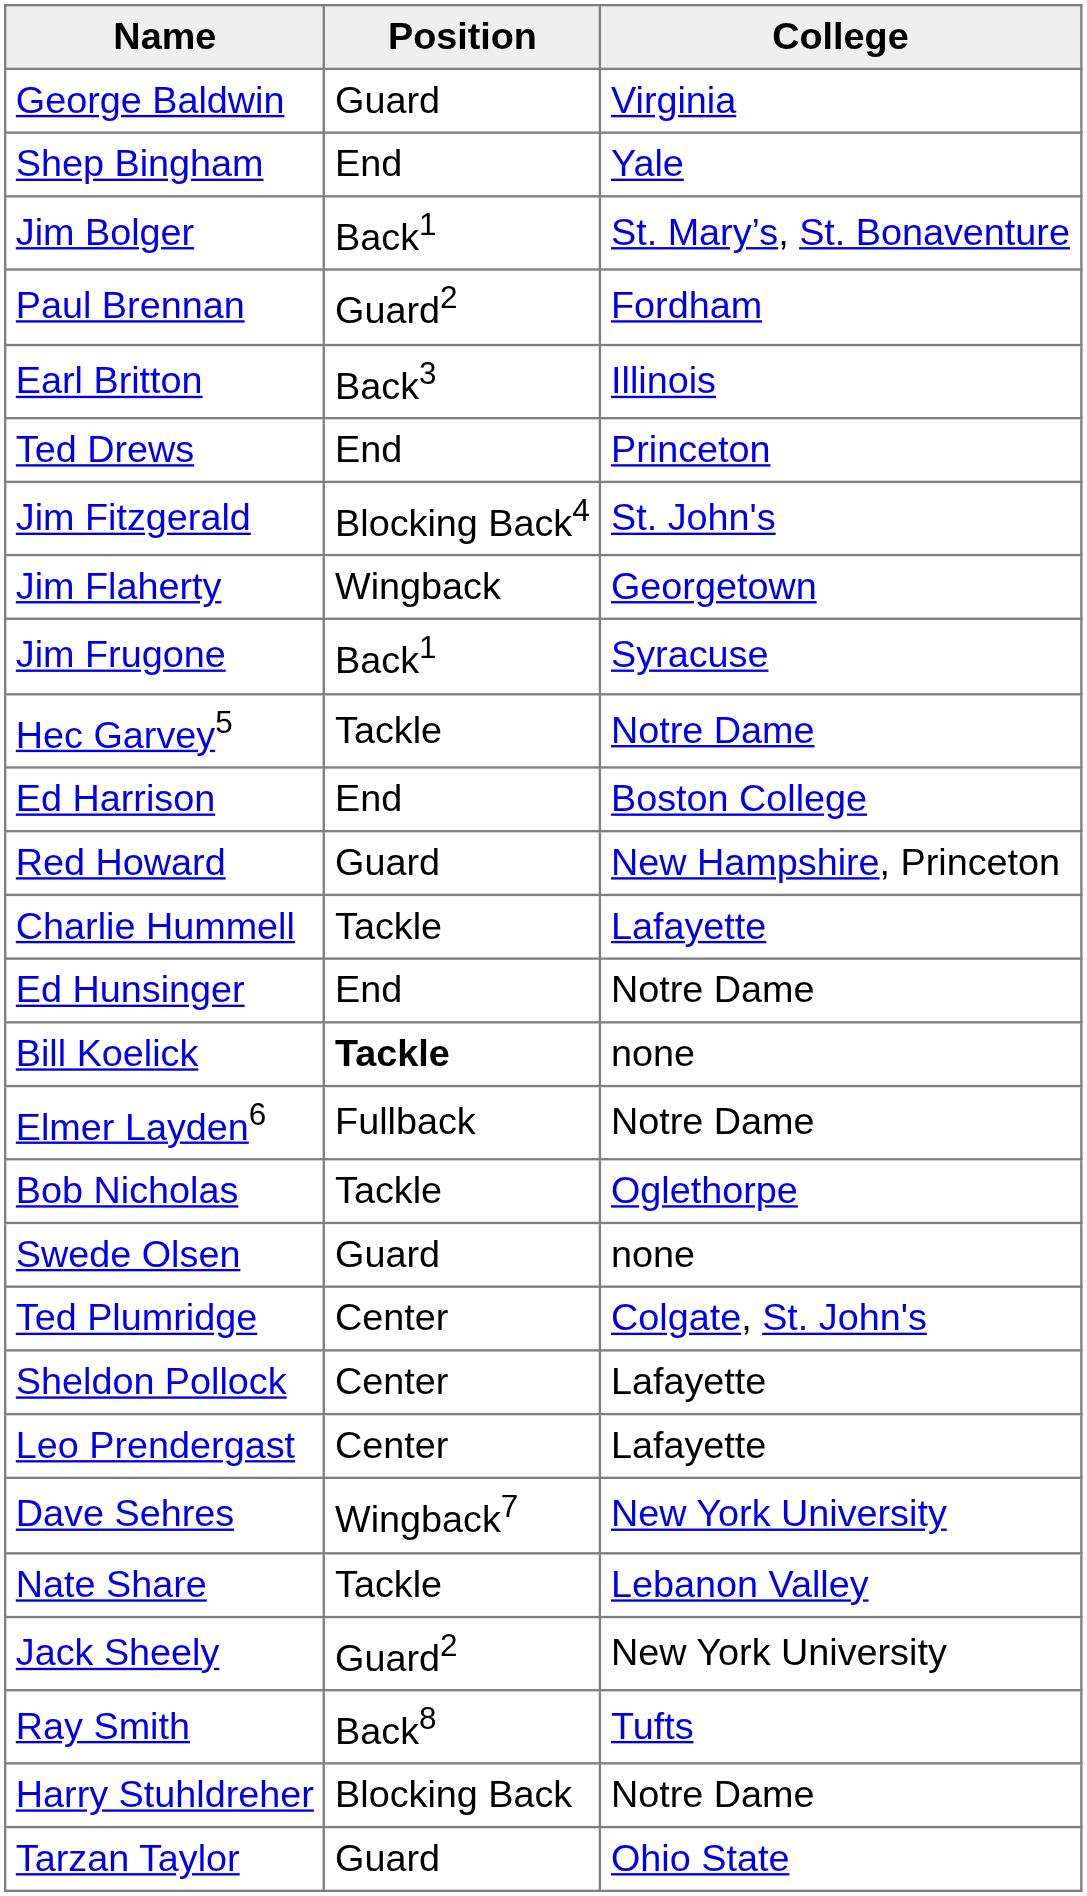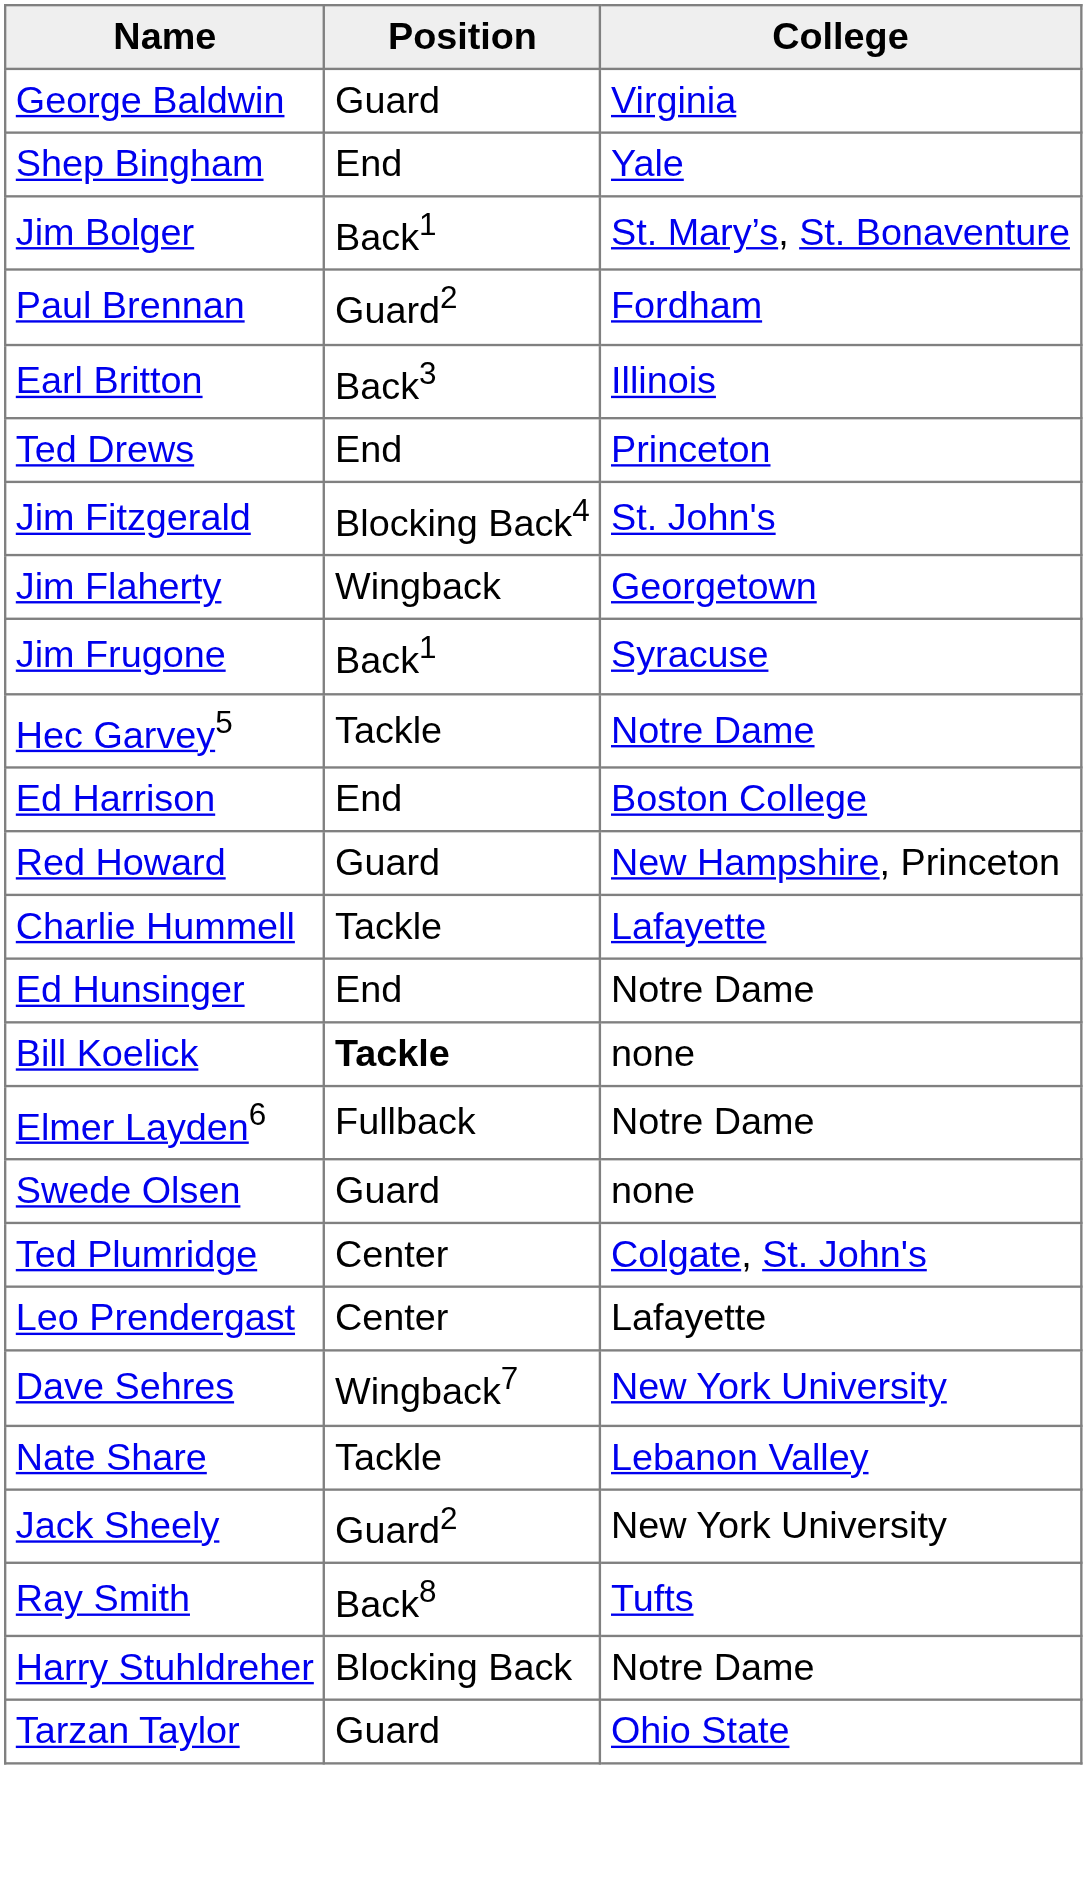- row: (127, 1191)
- row: (151, 1382)
